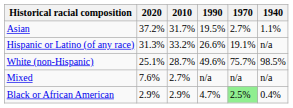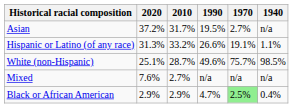(271, 29) 1.1% -> (266, 29) n/a
(266, 45) n/a -> (271, 45) 1.1%
